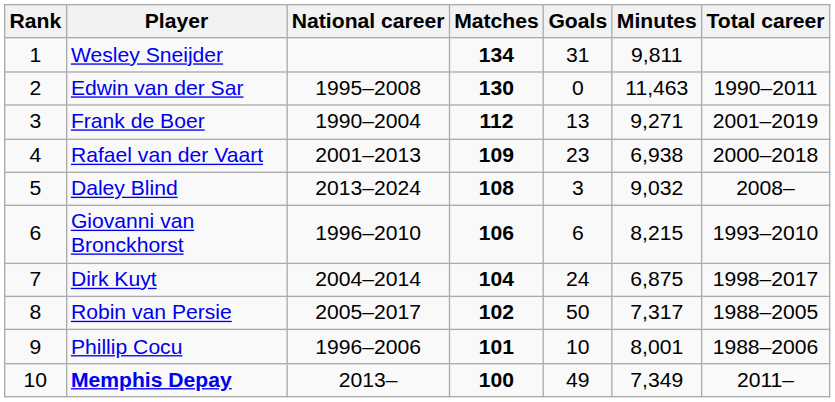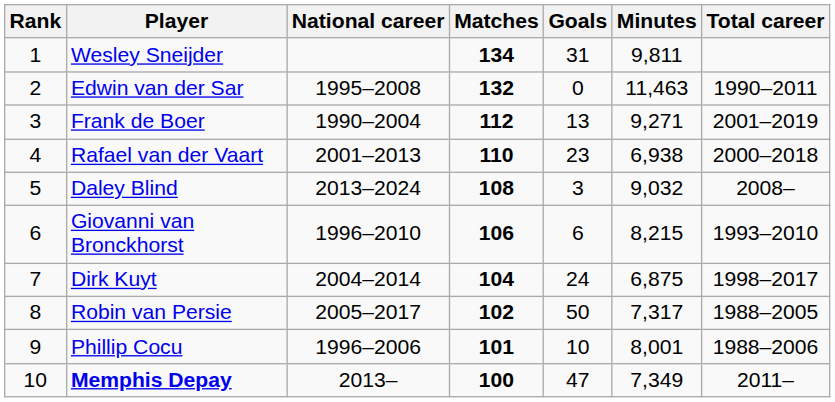(496, 88) 130 -> (496, 88) 132
(496, 155) 109 -> (496, 155) 110
(578, 379) 49 -> (578, 379) 47
